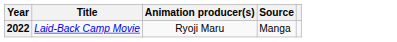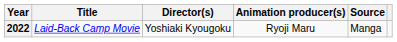+ column: (188, 12)
